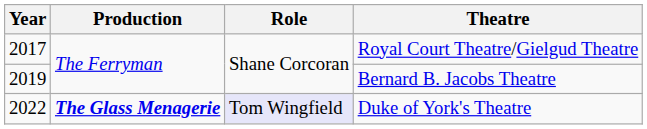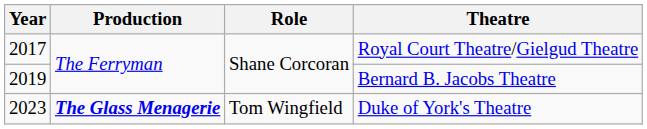(28, 108) 2022 -> (28, 108) 2023
(286, 108) lavender background -> (286, 108) no background
